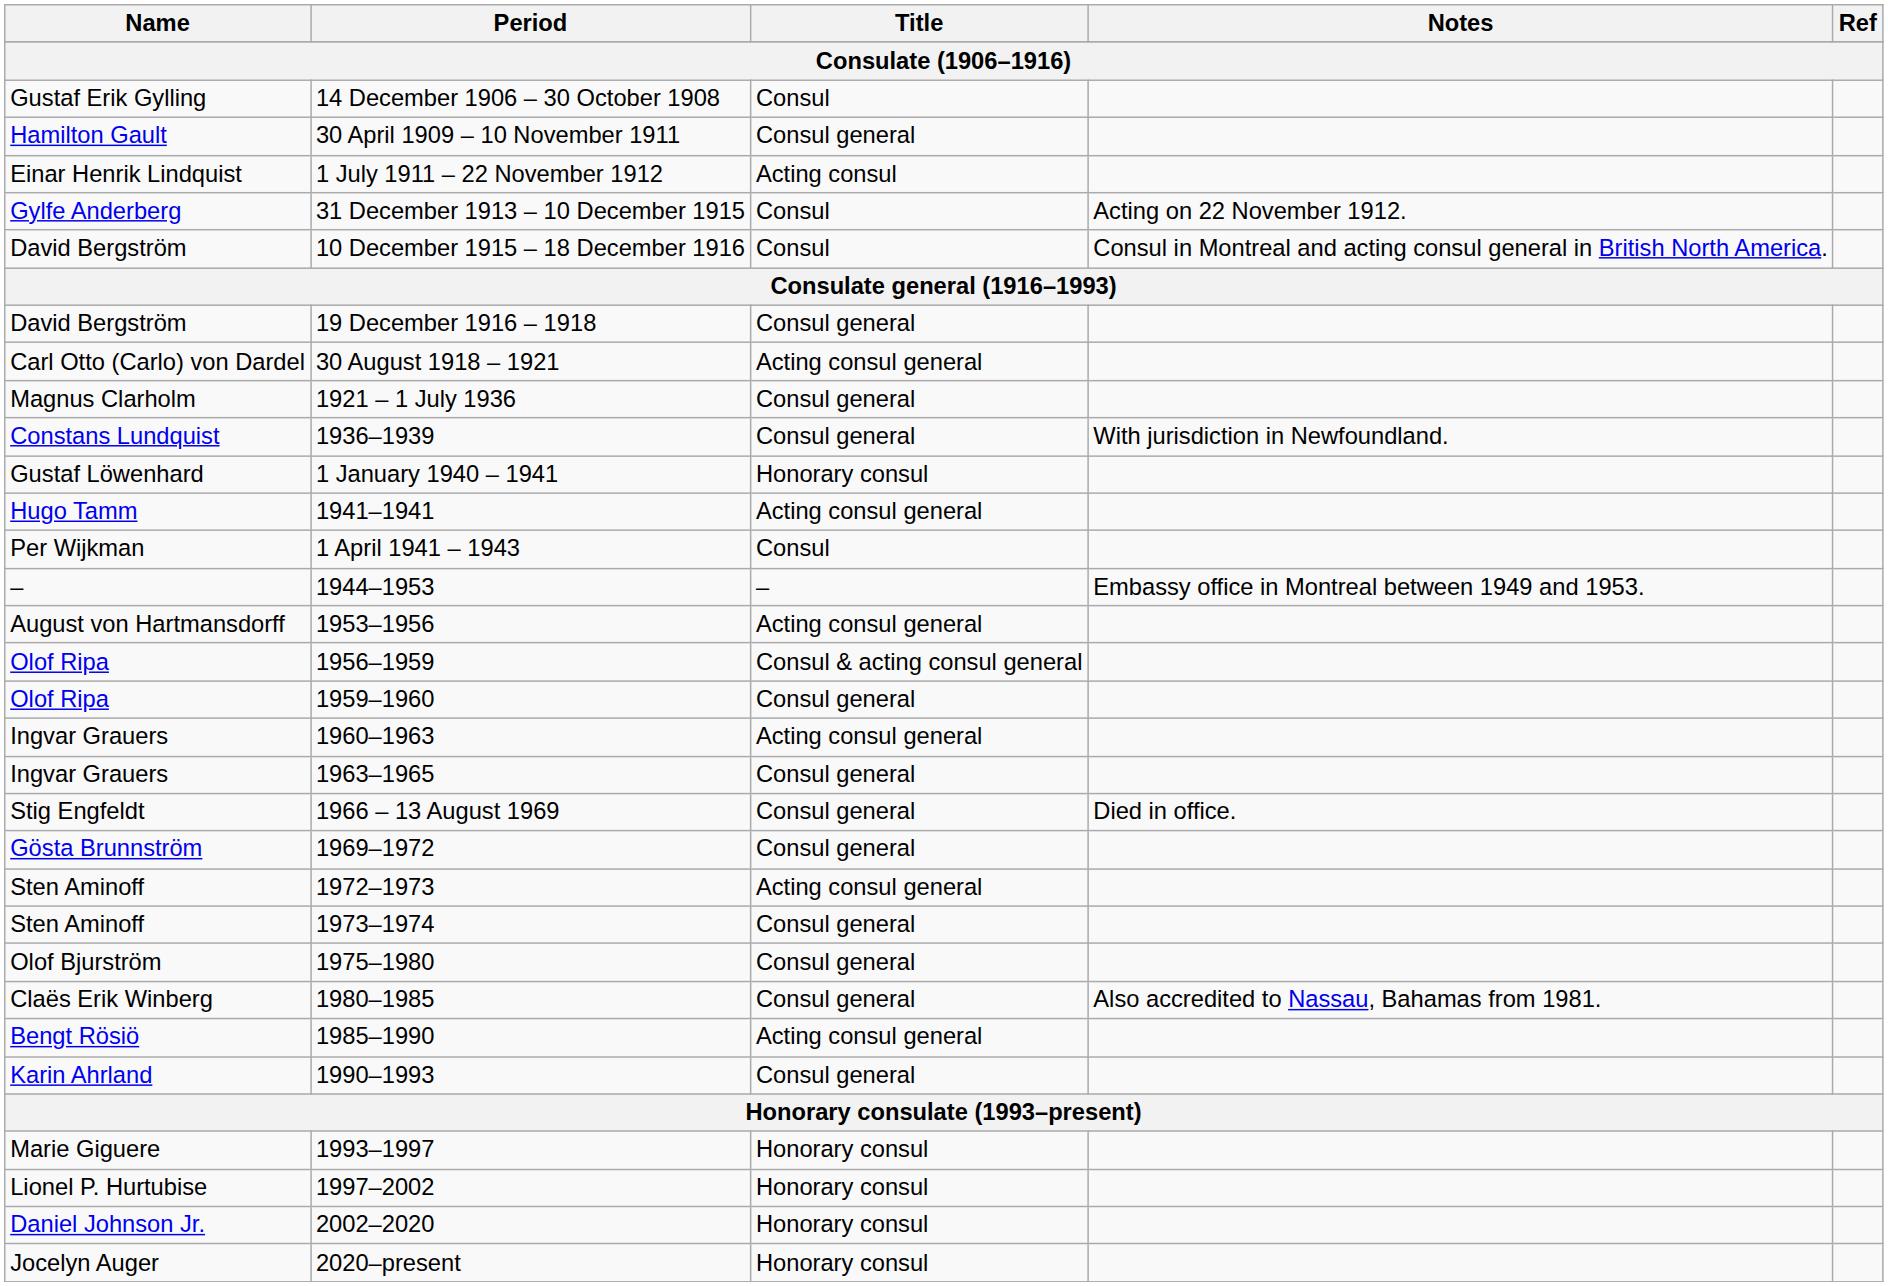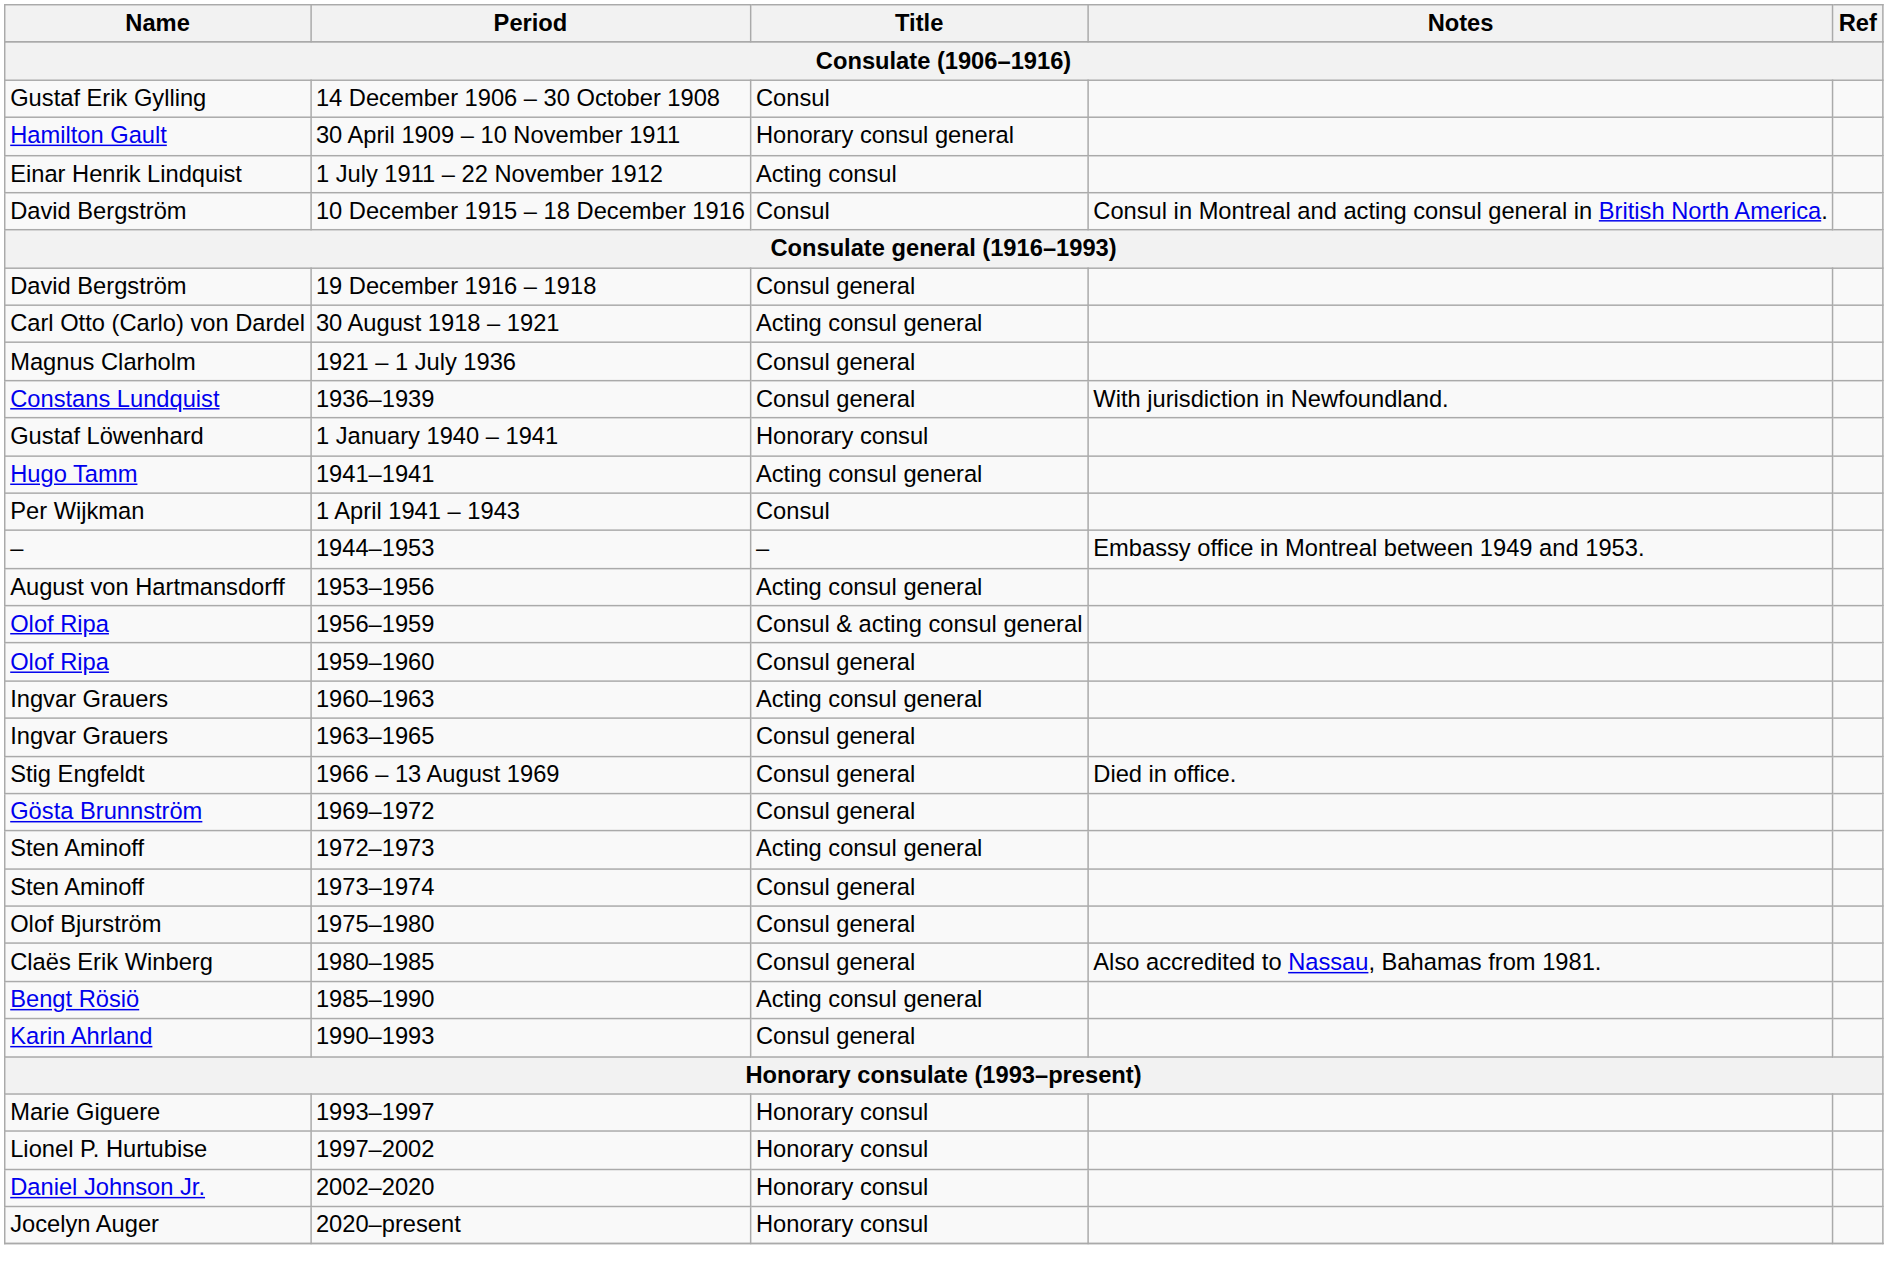(836, 135) Consul general -> (885, 135) Honorary consul general
- row: (530, 211)
